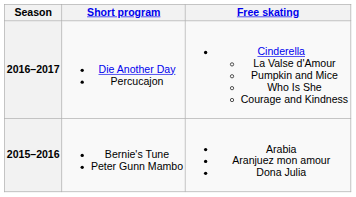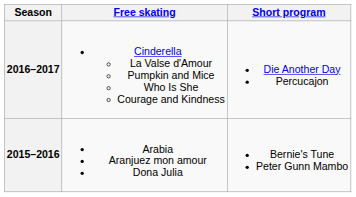columns swapped: (124, 12) <-> (268, 12)
